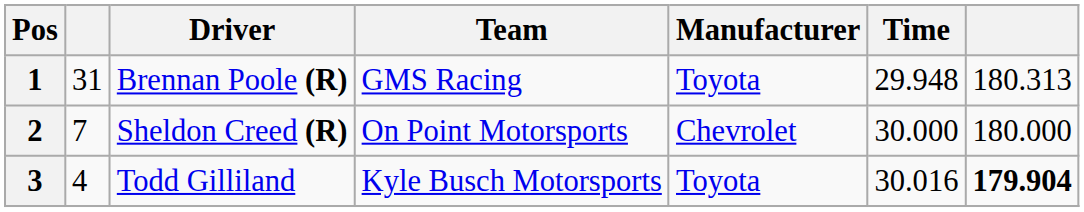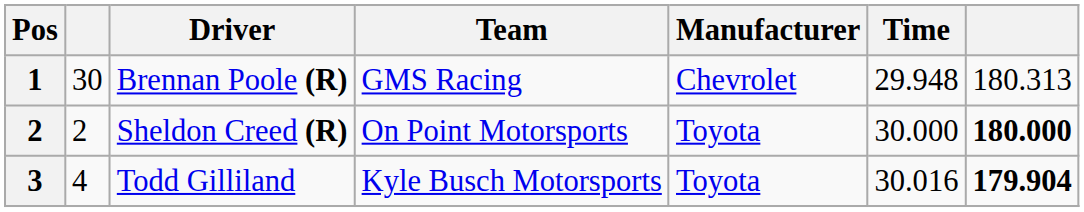(87, 80) 31 -> (87, 80) 30
(718, 80) Toyota -> (736, 80) Chevrolet
(80, 130) 7 -> (80, 130) 2
(736, 130) Chevrolet -> (718, 130) Toyota
(1022, 130) normal -> (1022, 130) bold
